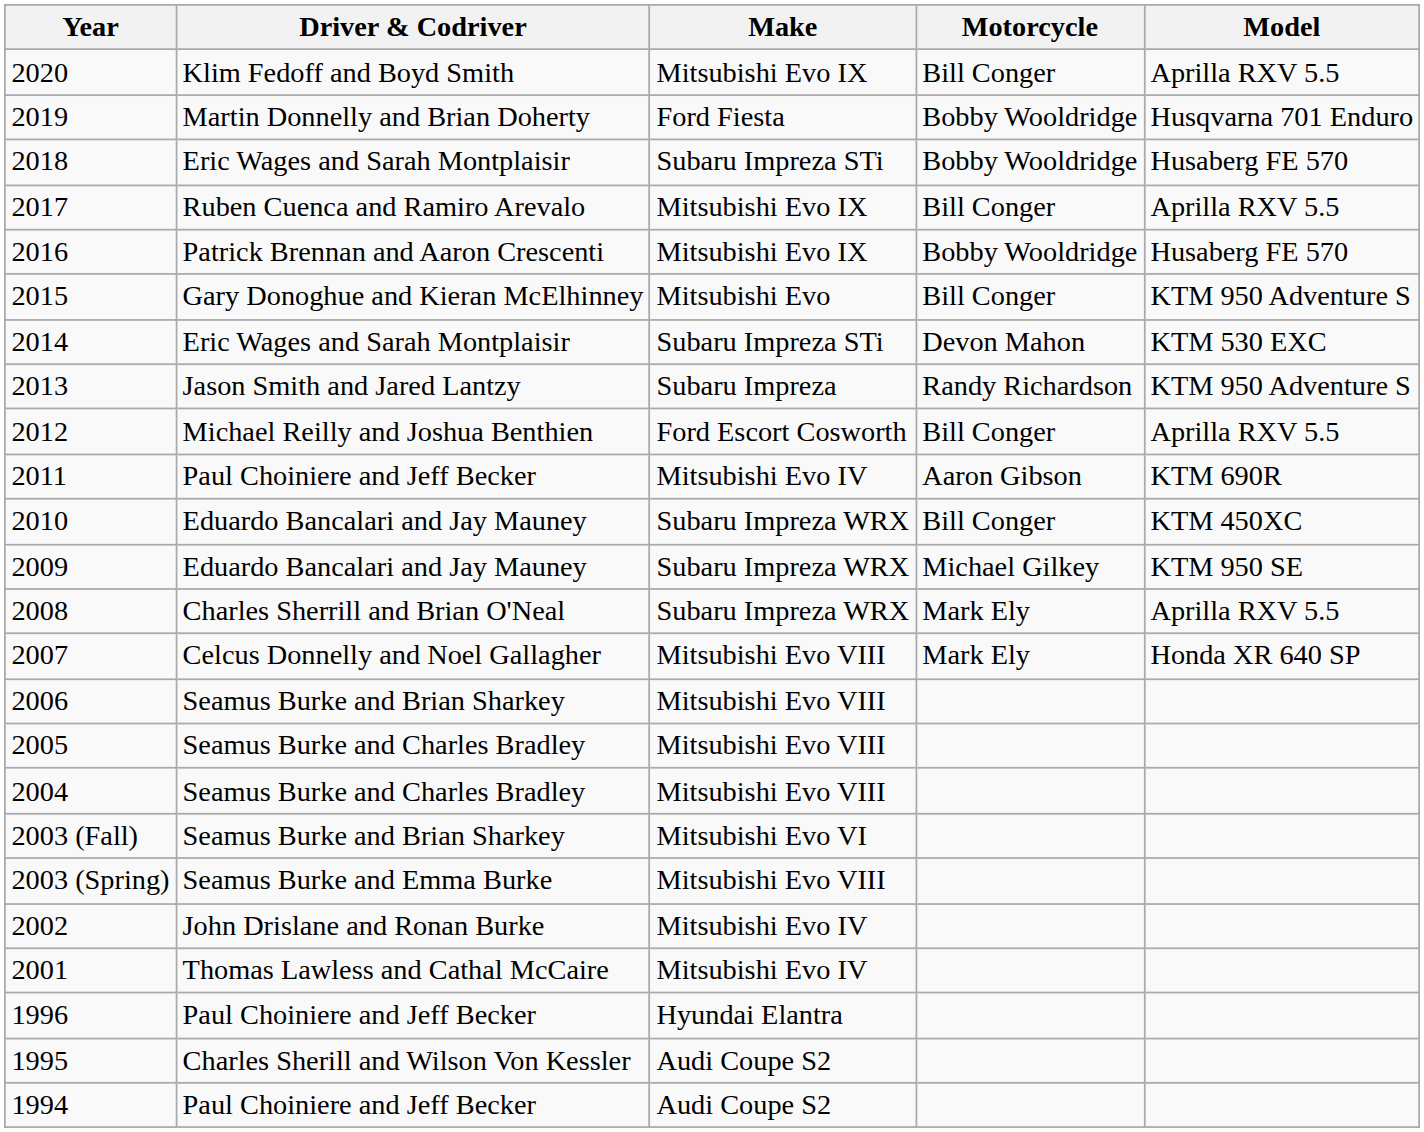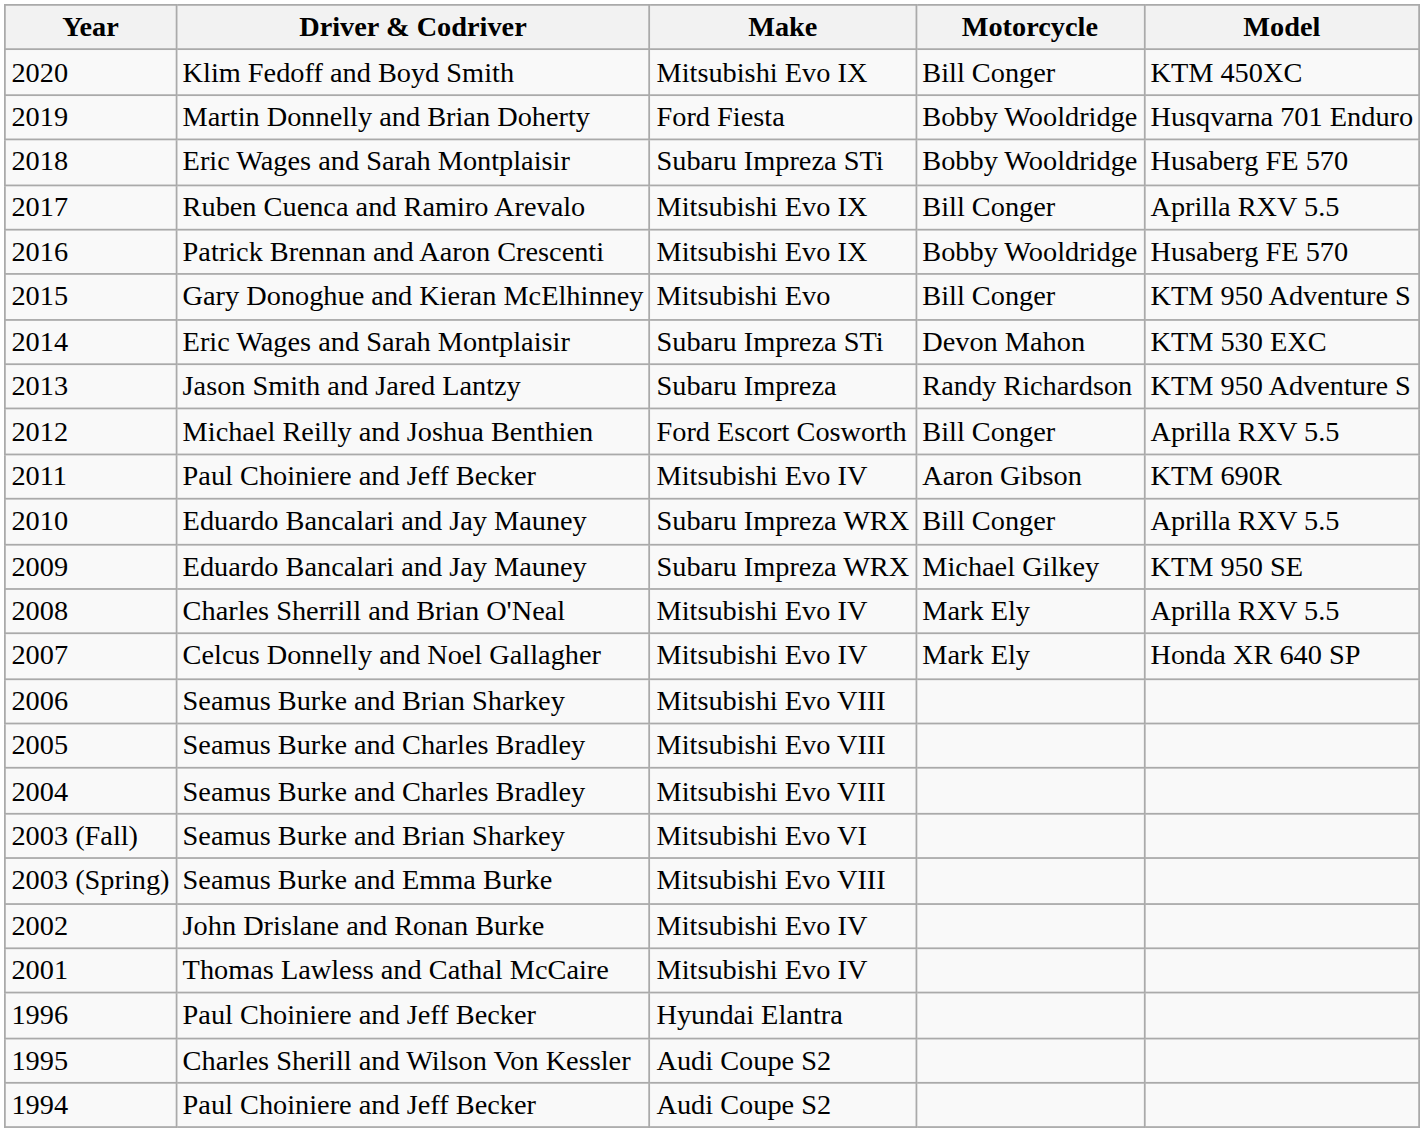(1245, 71) Aprilla RXV 5.5 -> (1226, 71) KTM 450XC
(1226, 521) KTM 450XC -> (1245, 521) Aprilla RXV 5.5
(783, 610) Subaru Impreza WRX -> (762, 610) Mitsubishi Evo IV
(771, 655) Mitsubishi Evo VIII -> (762, 655) Mitsubishi Evo IV
